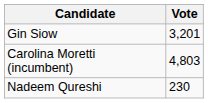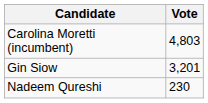rows swapped: (51, 61) <-> (32, 34)
